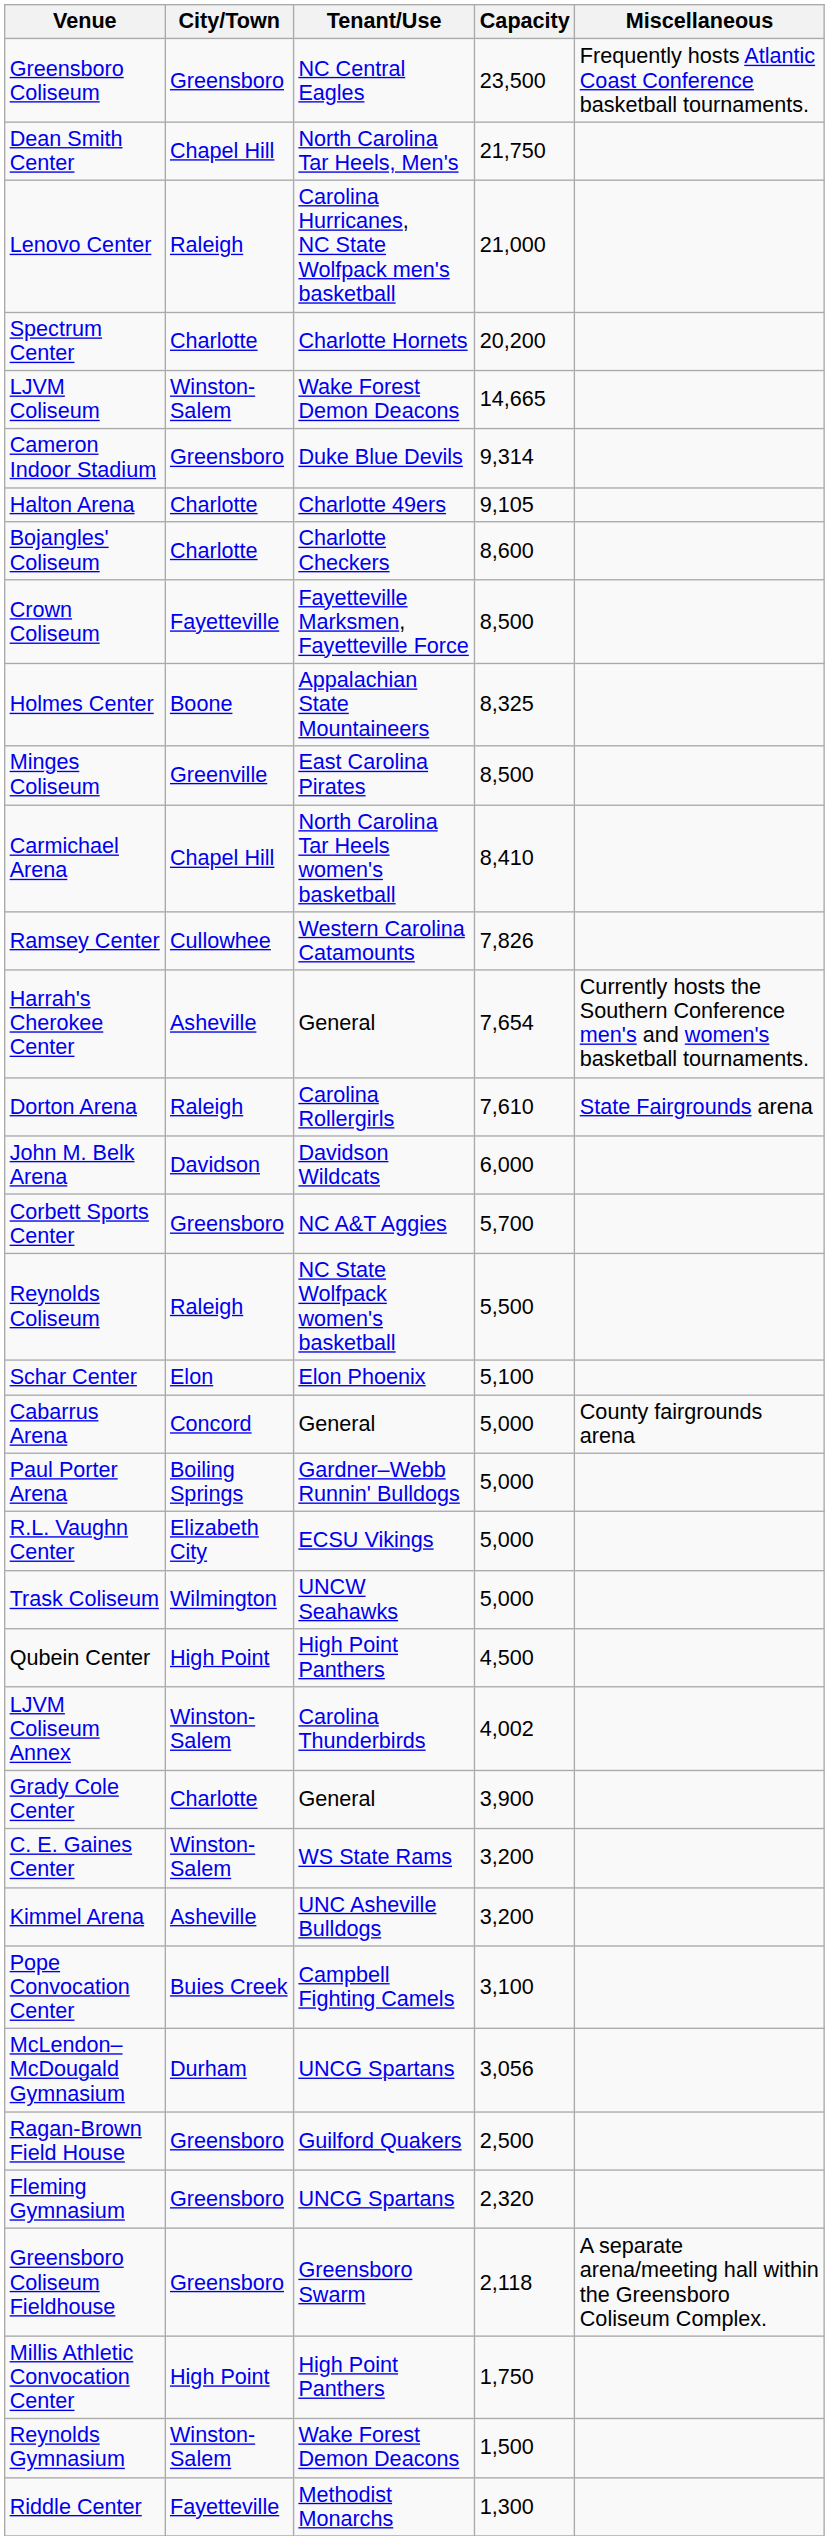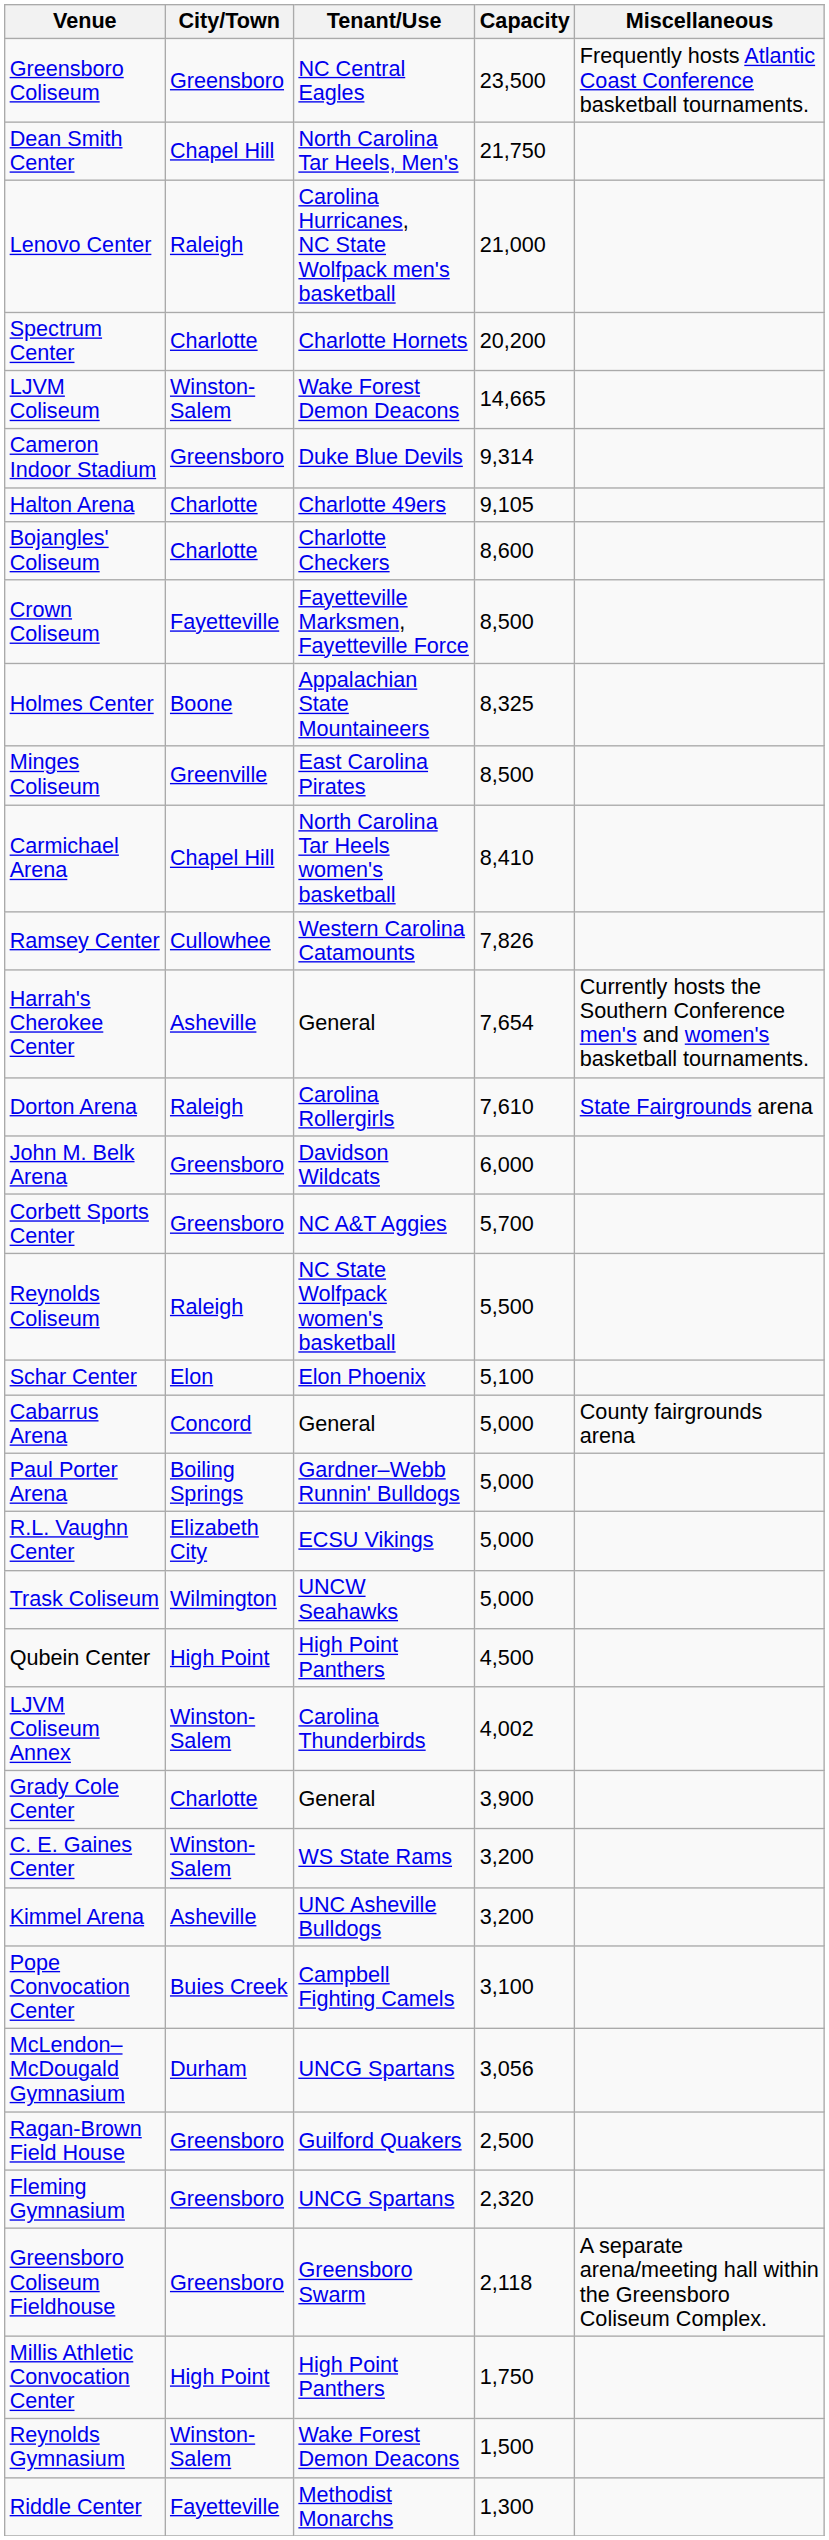(215, 1165) Davidson -> (227, 1165) Greensboro
